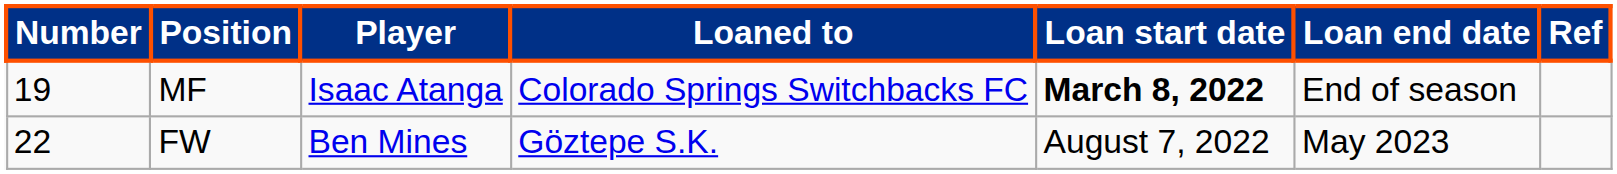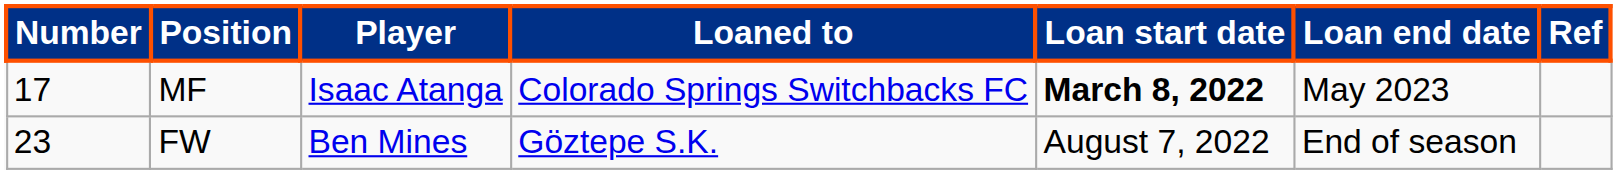(33, 88) 19 -> (33, 88) 17
(1409, 88) End of season -> (1376, 88) May 2023
(33, 141) 22 -> (33, 141) 23
(1376, 141) May 2023 -> (1409, 141) End of season
